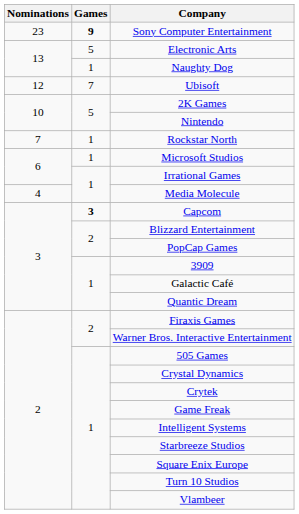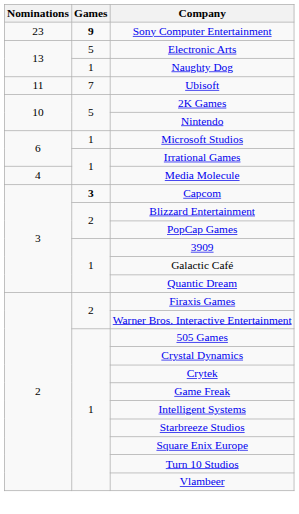(38, 85) 12 -> (38, 85) 11
- row: (202, 139)
